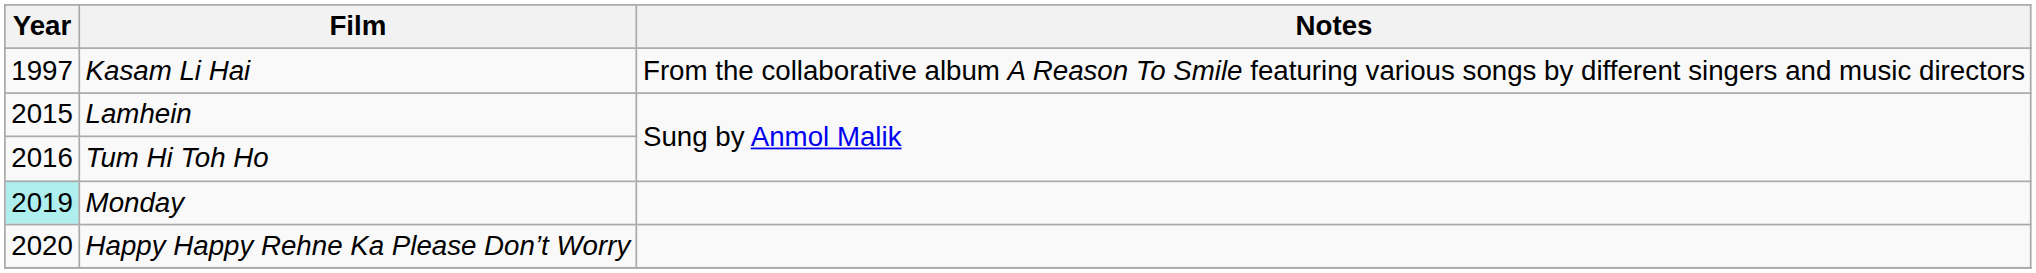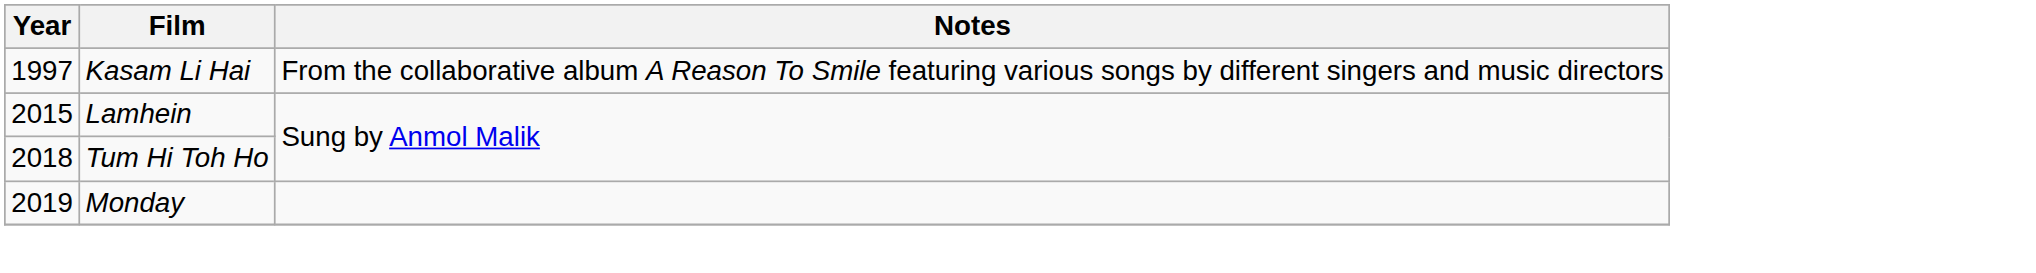(42, 158) 2016 -> (42, 158) 2018
(42, 202) paleturquoise background -> (42, 202) no background
- row: (358, 245)
